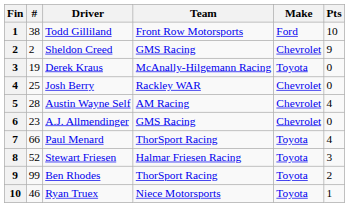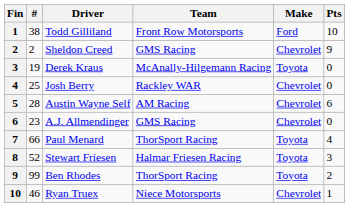(329, 103) 4 -> (329, 103) 6
(292, 193) Toyota -> (299, 193) Chevrolet
